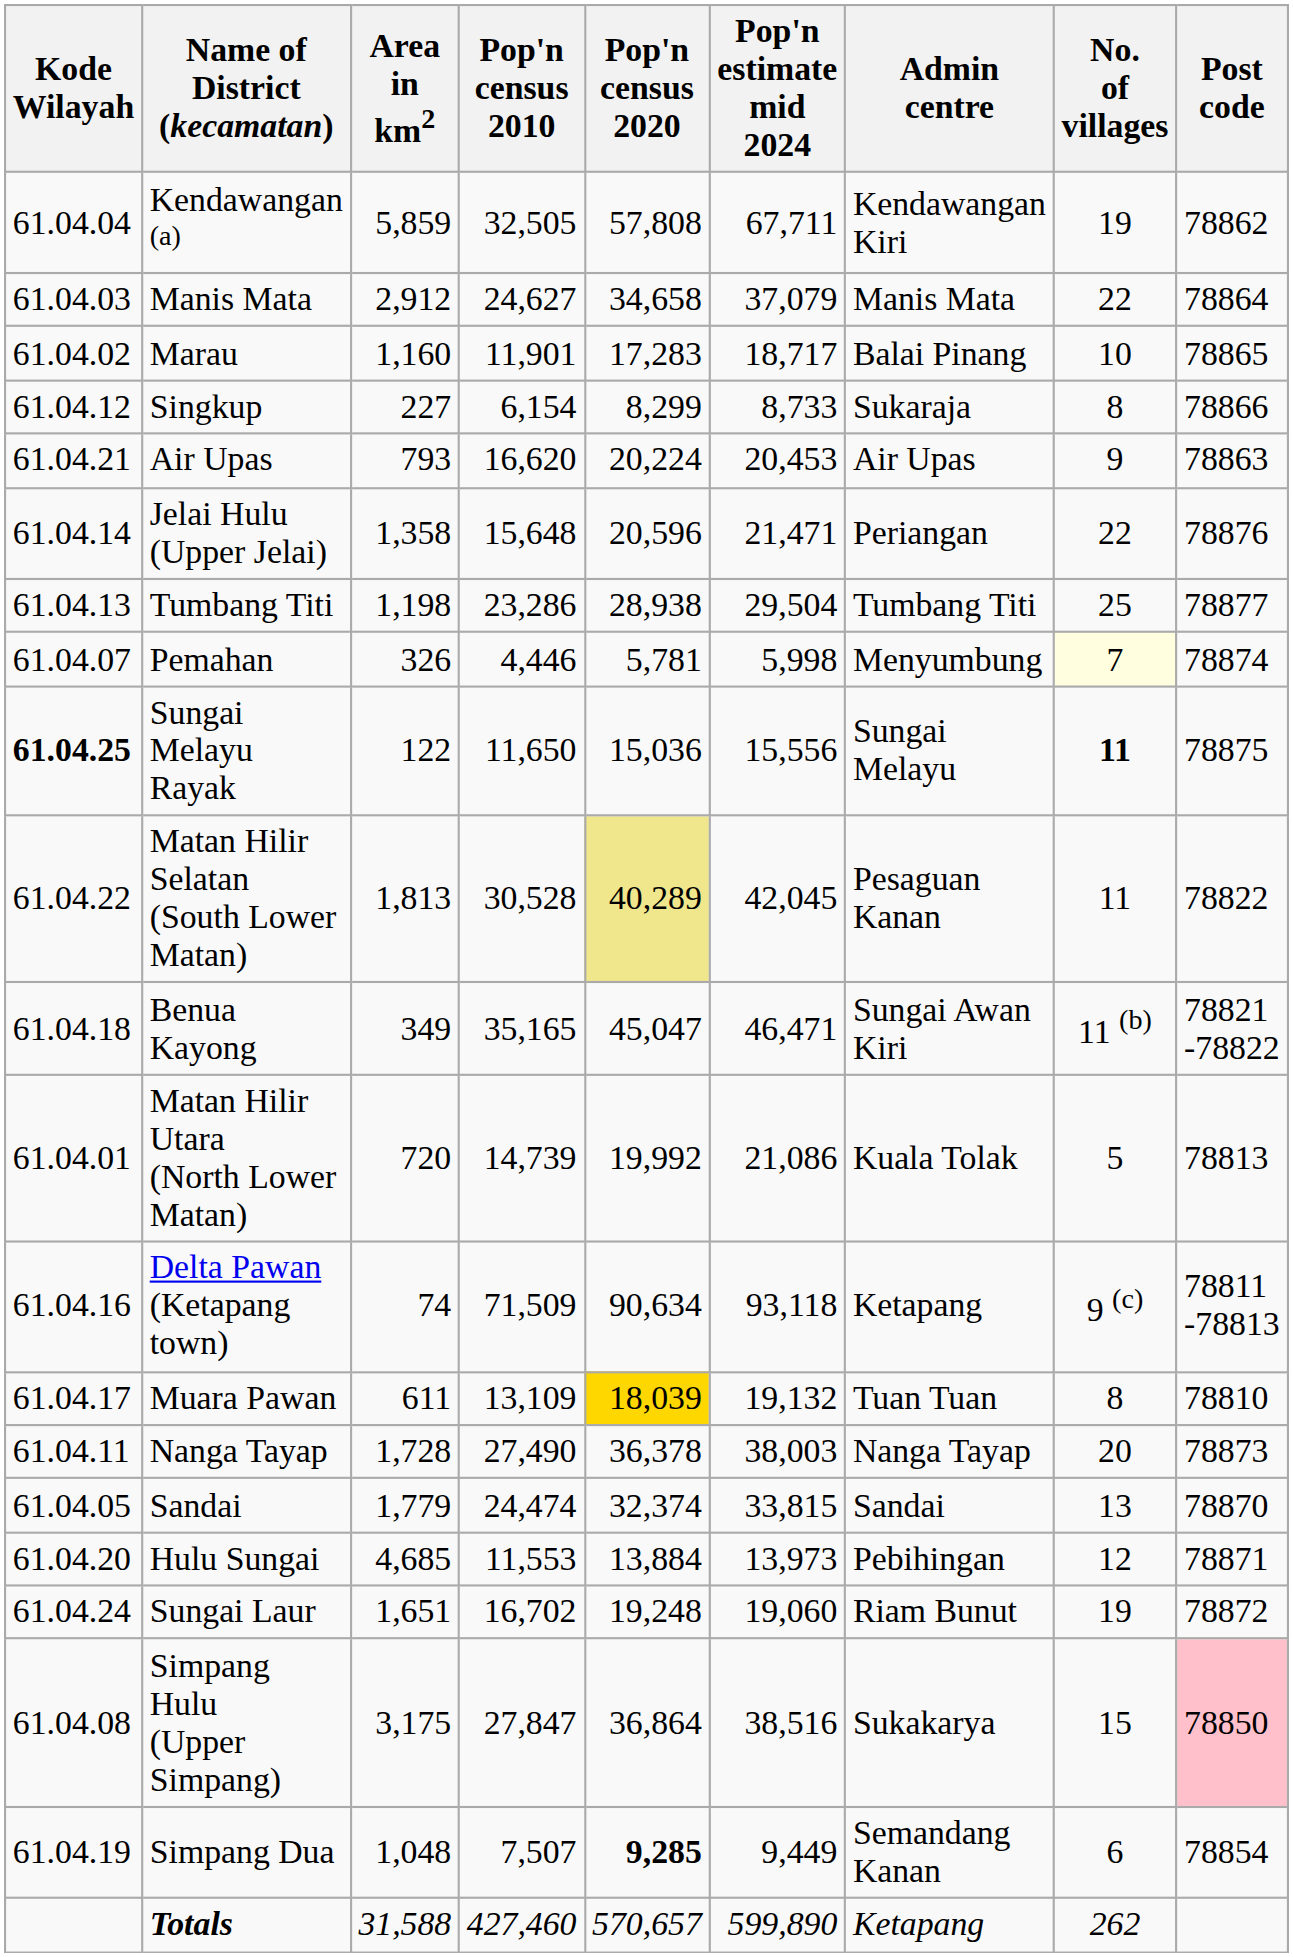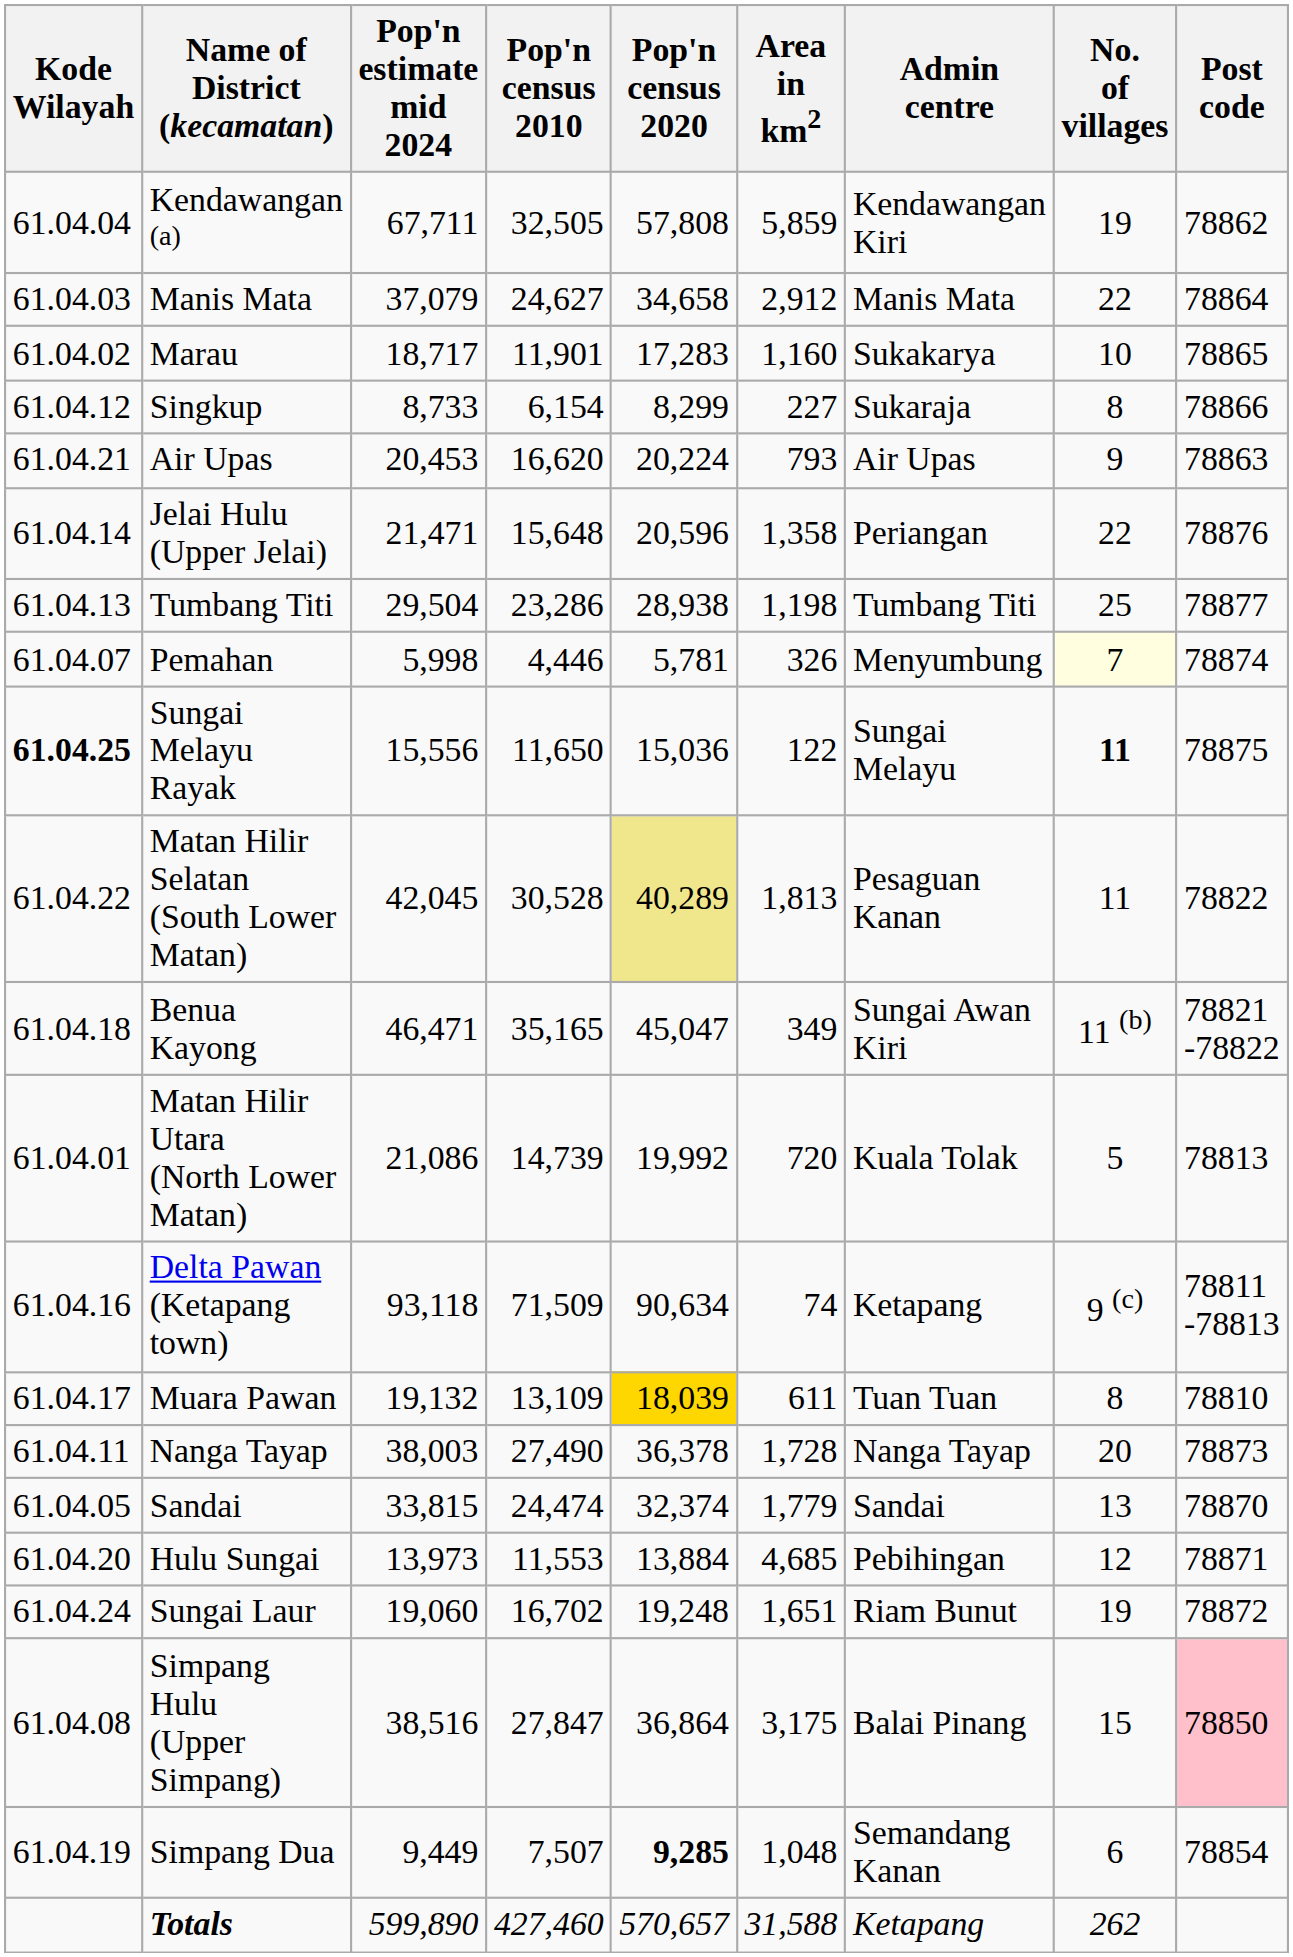columns swapped: (405, 88) <-> (777, 88)
(940, 352) Balai Pinang -> (924, 352) Sukakarya
(924, 1722) Sukakarya -> (940, 1722) Balai Pinang
